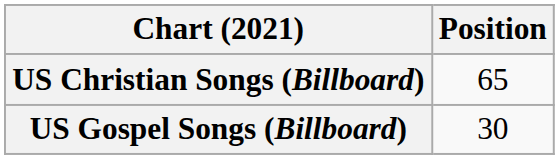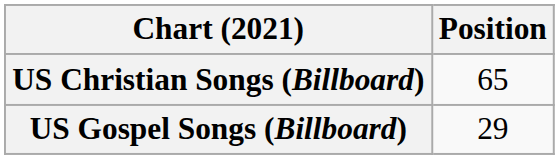(493, 128) 30 -> (493, 128) 29
